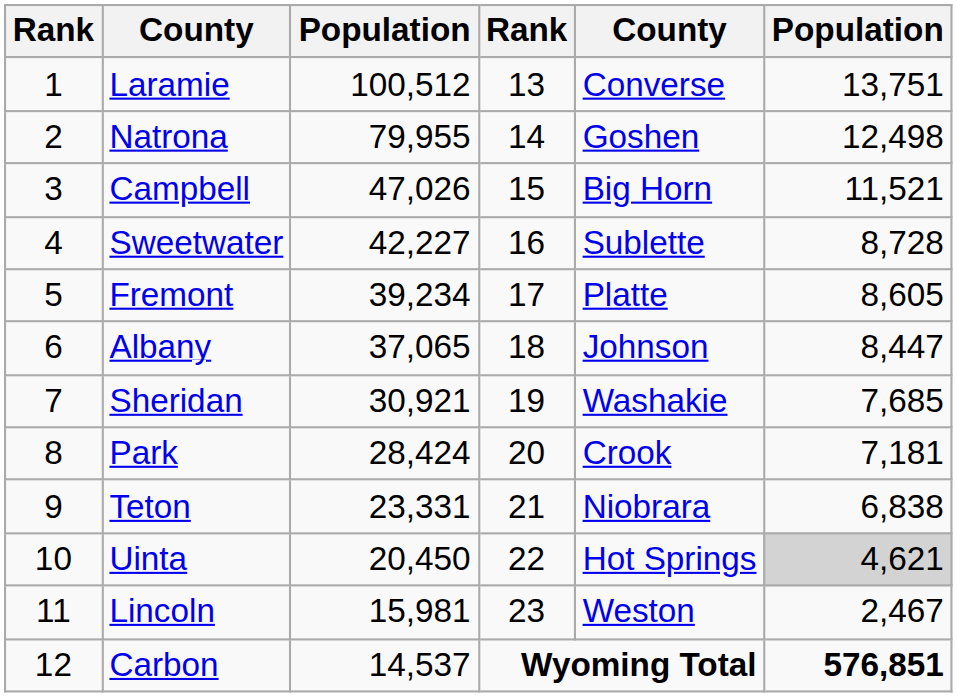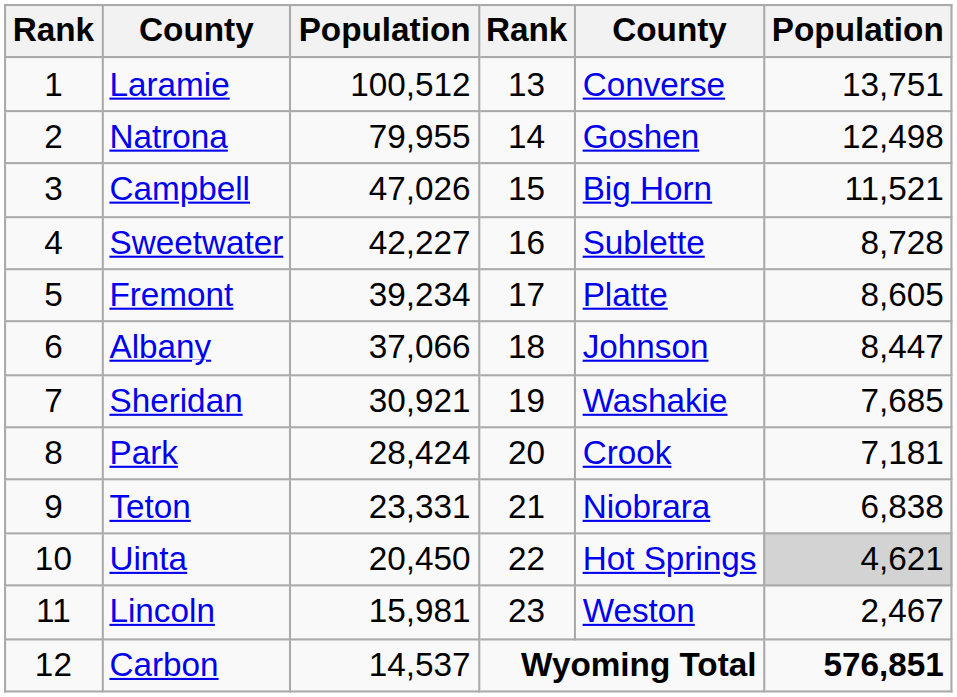(420, 347) 37,065 -> (420, 347) 37,066
